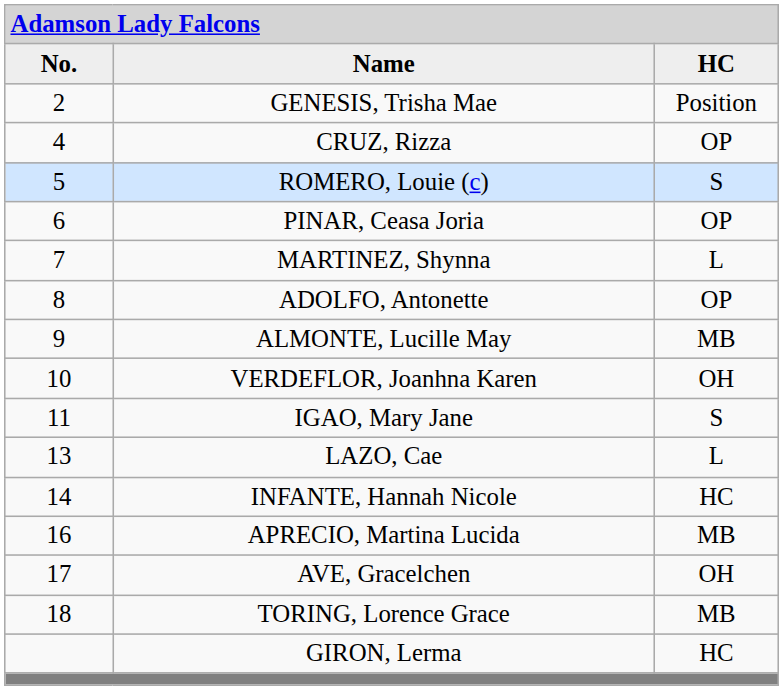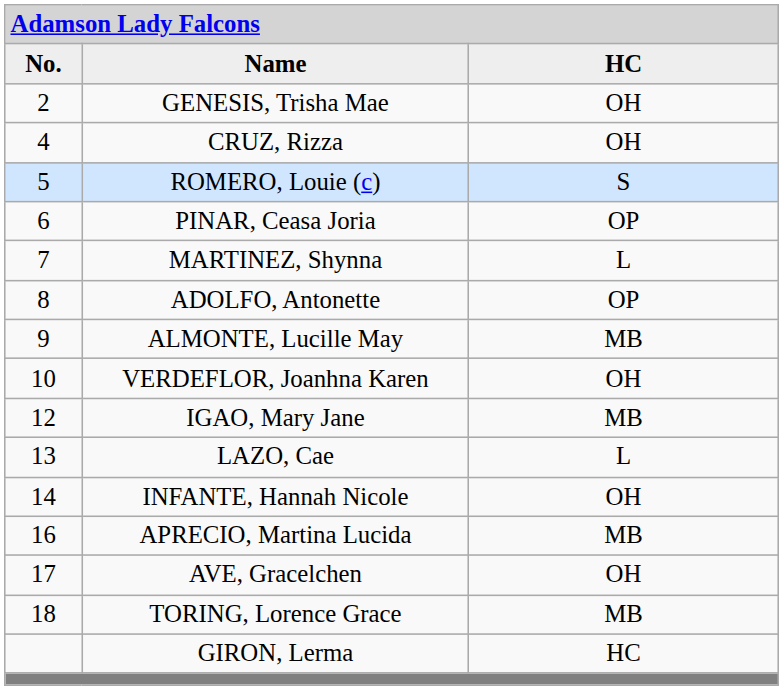(716, 102) Position -> (624, 102) OH
(716, 142) OP -> (624, 142) OH
(59, 417) 11 -> (43, 417) 12
(716, 417) S -> (624, 417) MB
(716, 496) HC -> (624, 496) OH
